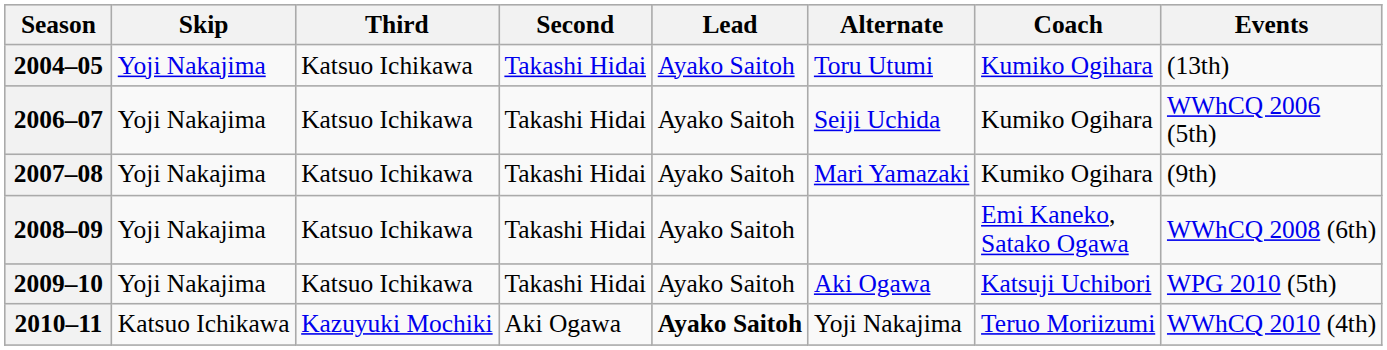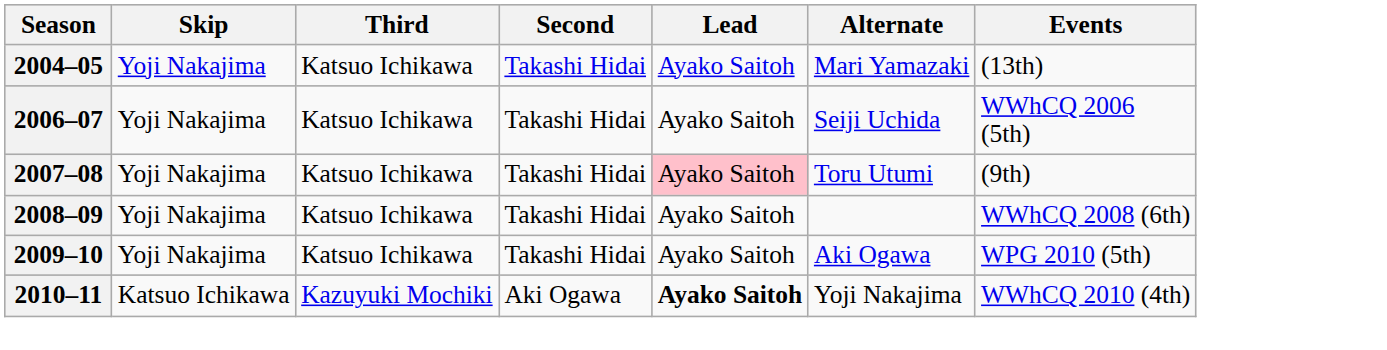- column: (1068, 24)
(873, 65) Toru Utumi -> (892, 65) Mari Yamazaki
(726, 174) no background -> (726, 174) pink background
(892, 174) Mari Yamazaki -> (873, 174) Toru Utumi
